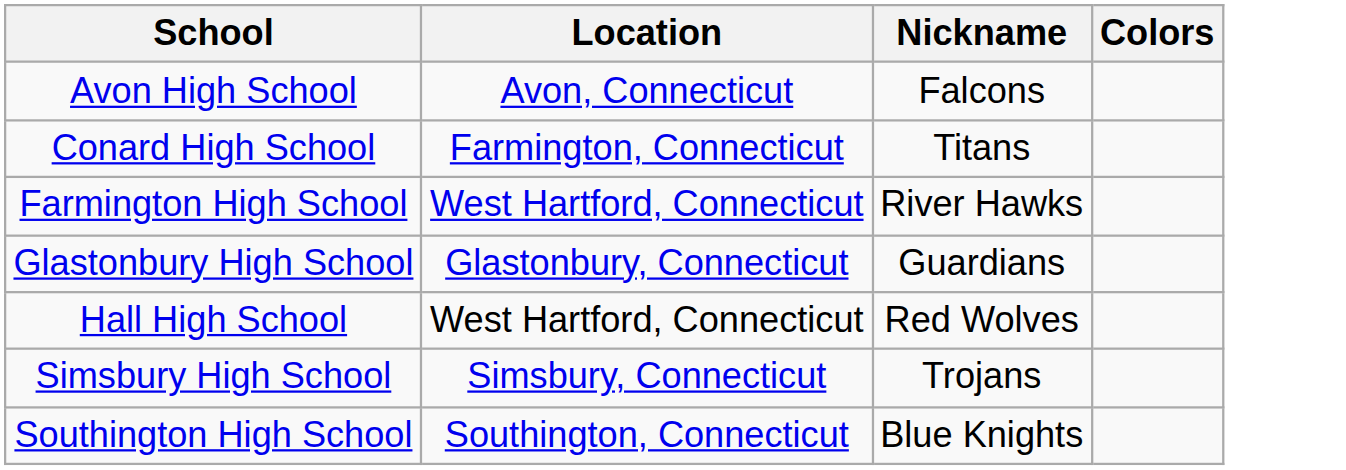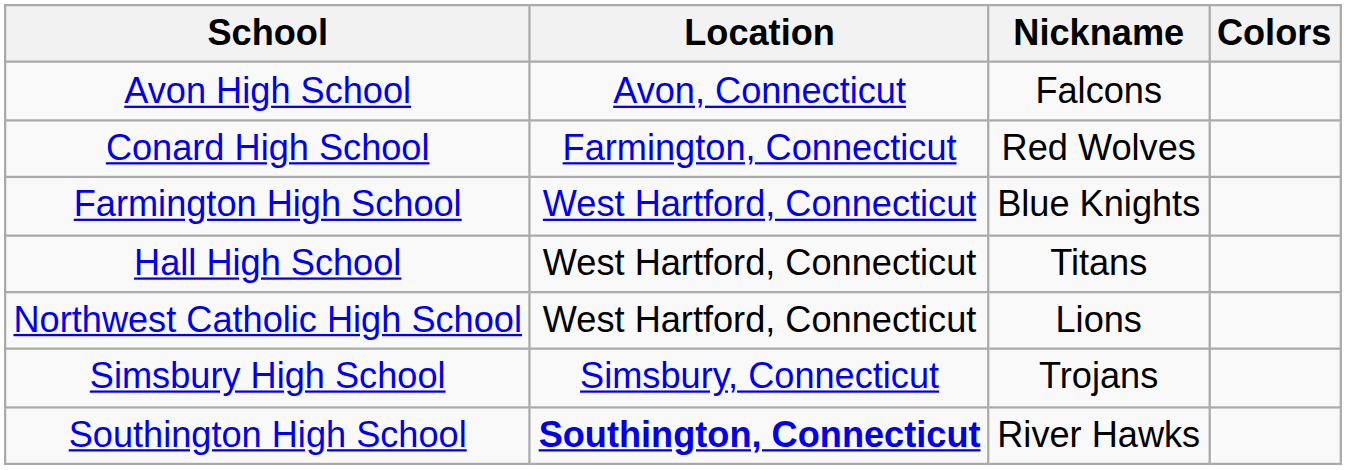(982, 147) Titans -> (1099, 147) Red Wolves
(982, 205) River Hawks -> (1099, 205) Blue Knights
- row: (213, 262)
(982, 319) Red Wolves -> (1099, 262) Titans
+ row: (268, 319)
(647, 434) normal -> (760, 434) bold
(982, 434) Blue Knights -> (1099, 434) River Hawks
